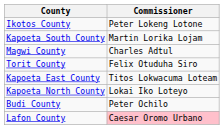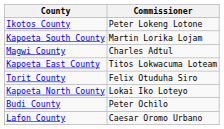rows swapped: (53, 78) <-> (36, 64)
(156, 118) pink background -> (156, 118) no background
